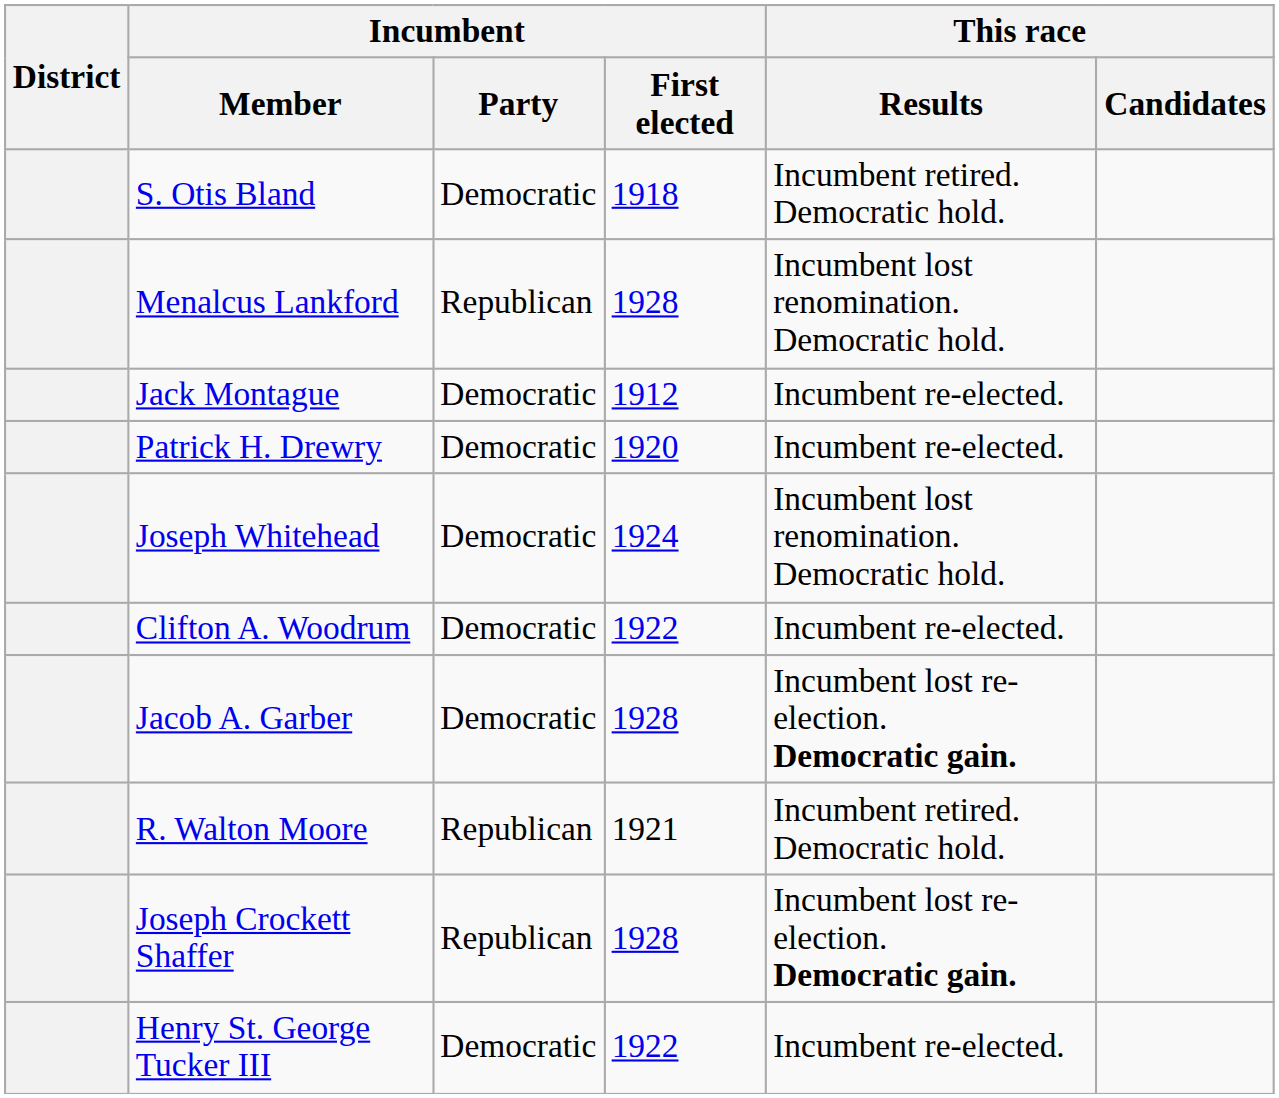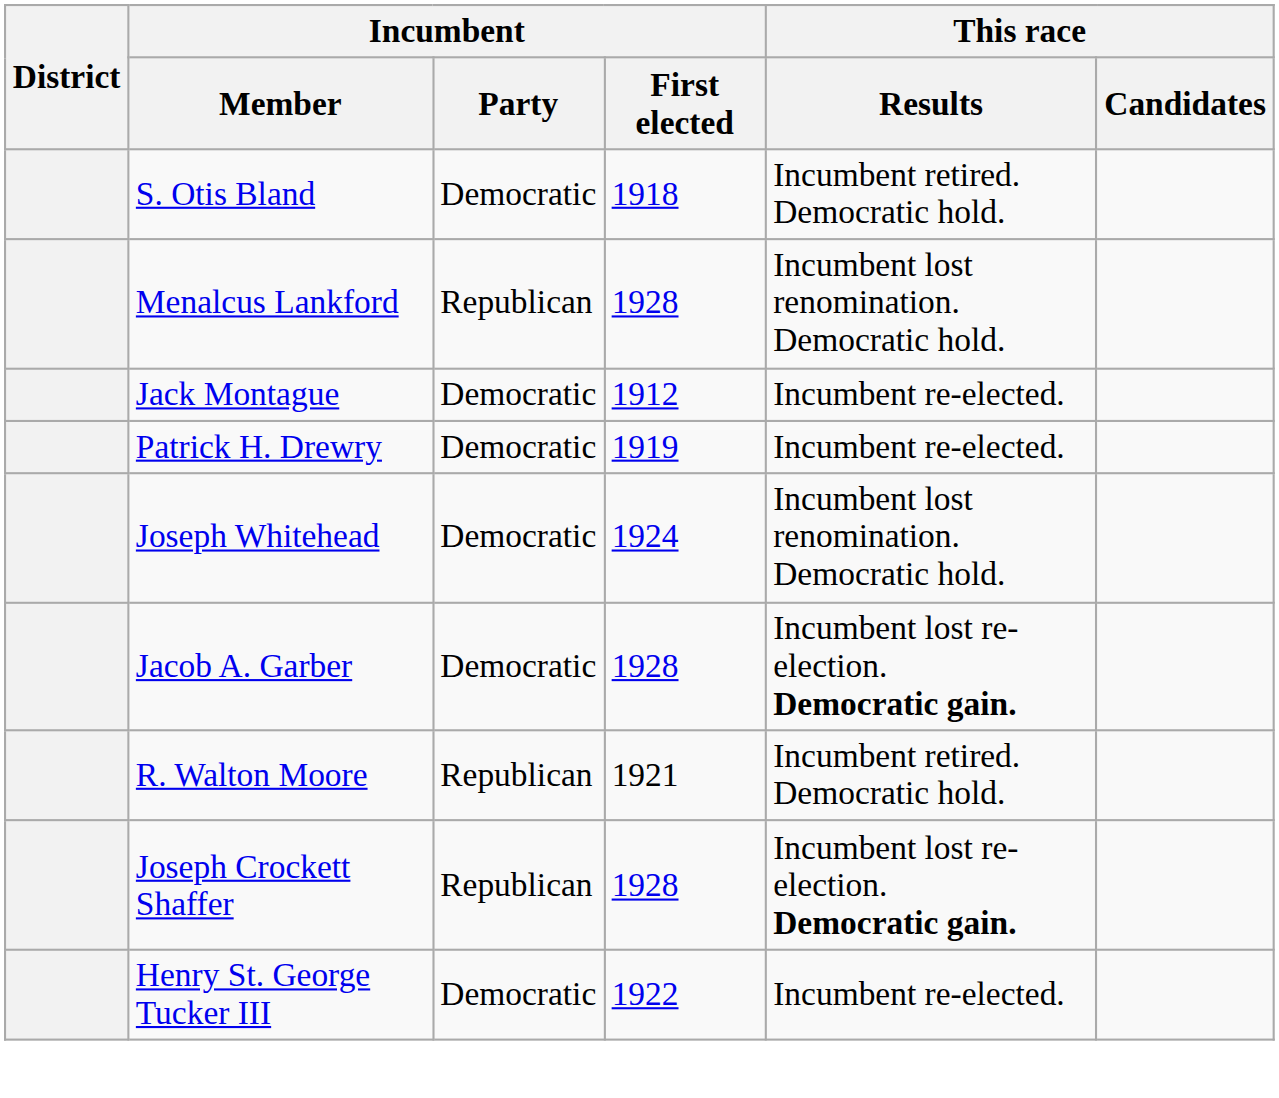(645, 446) 1920 -> (645, 446) 1919
- row: (273, 627)
